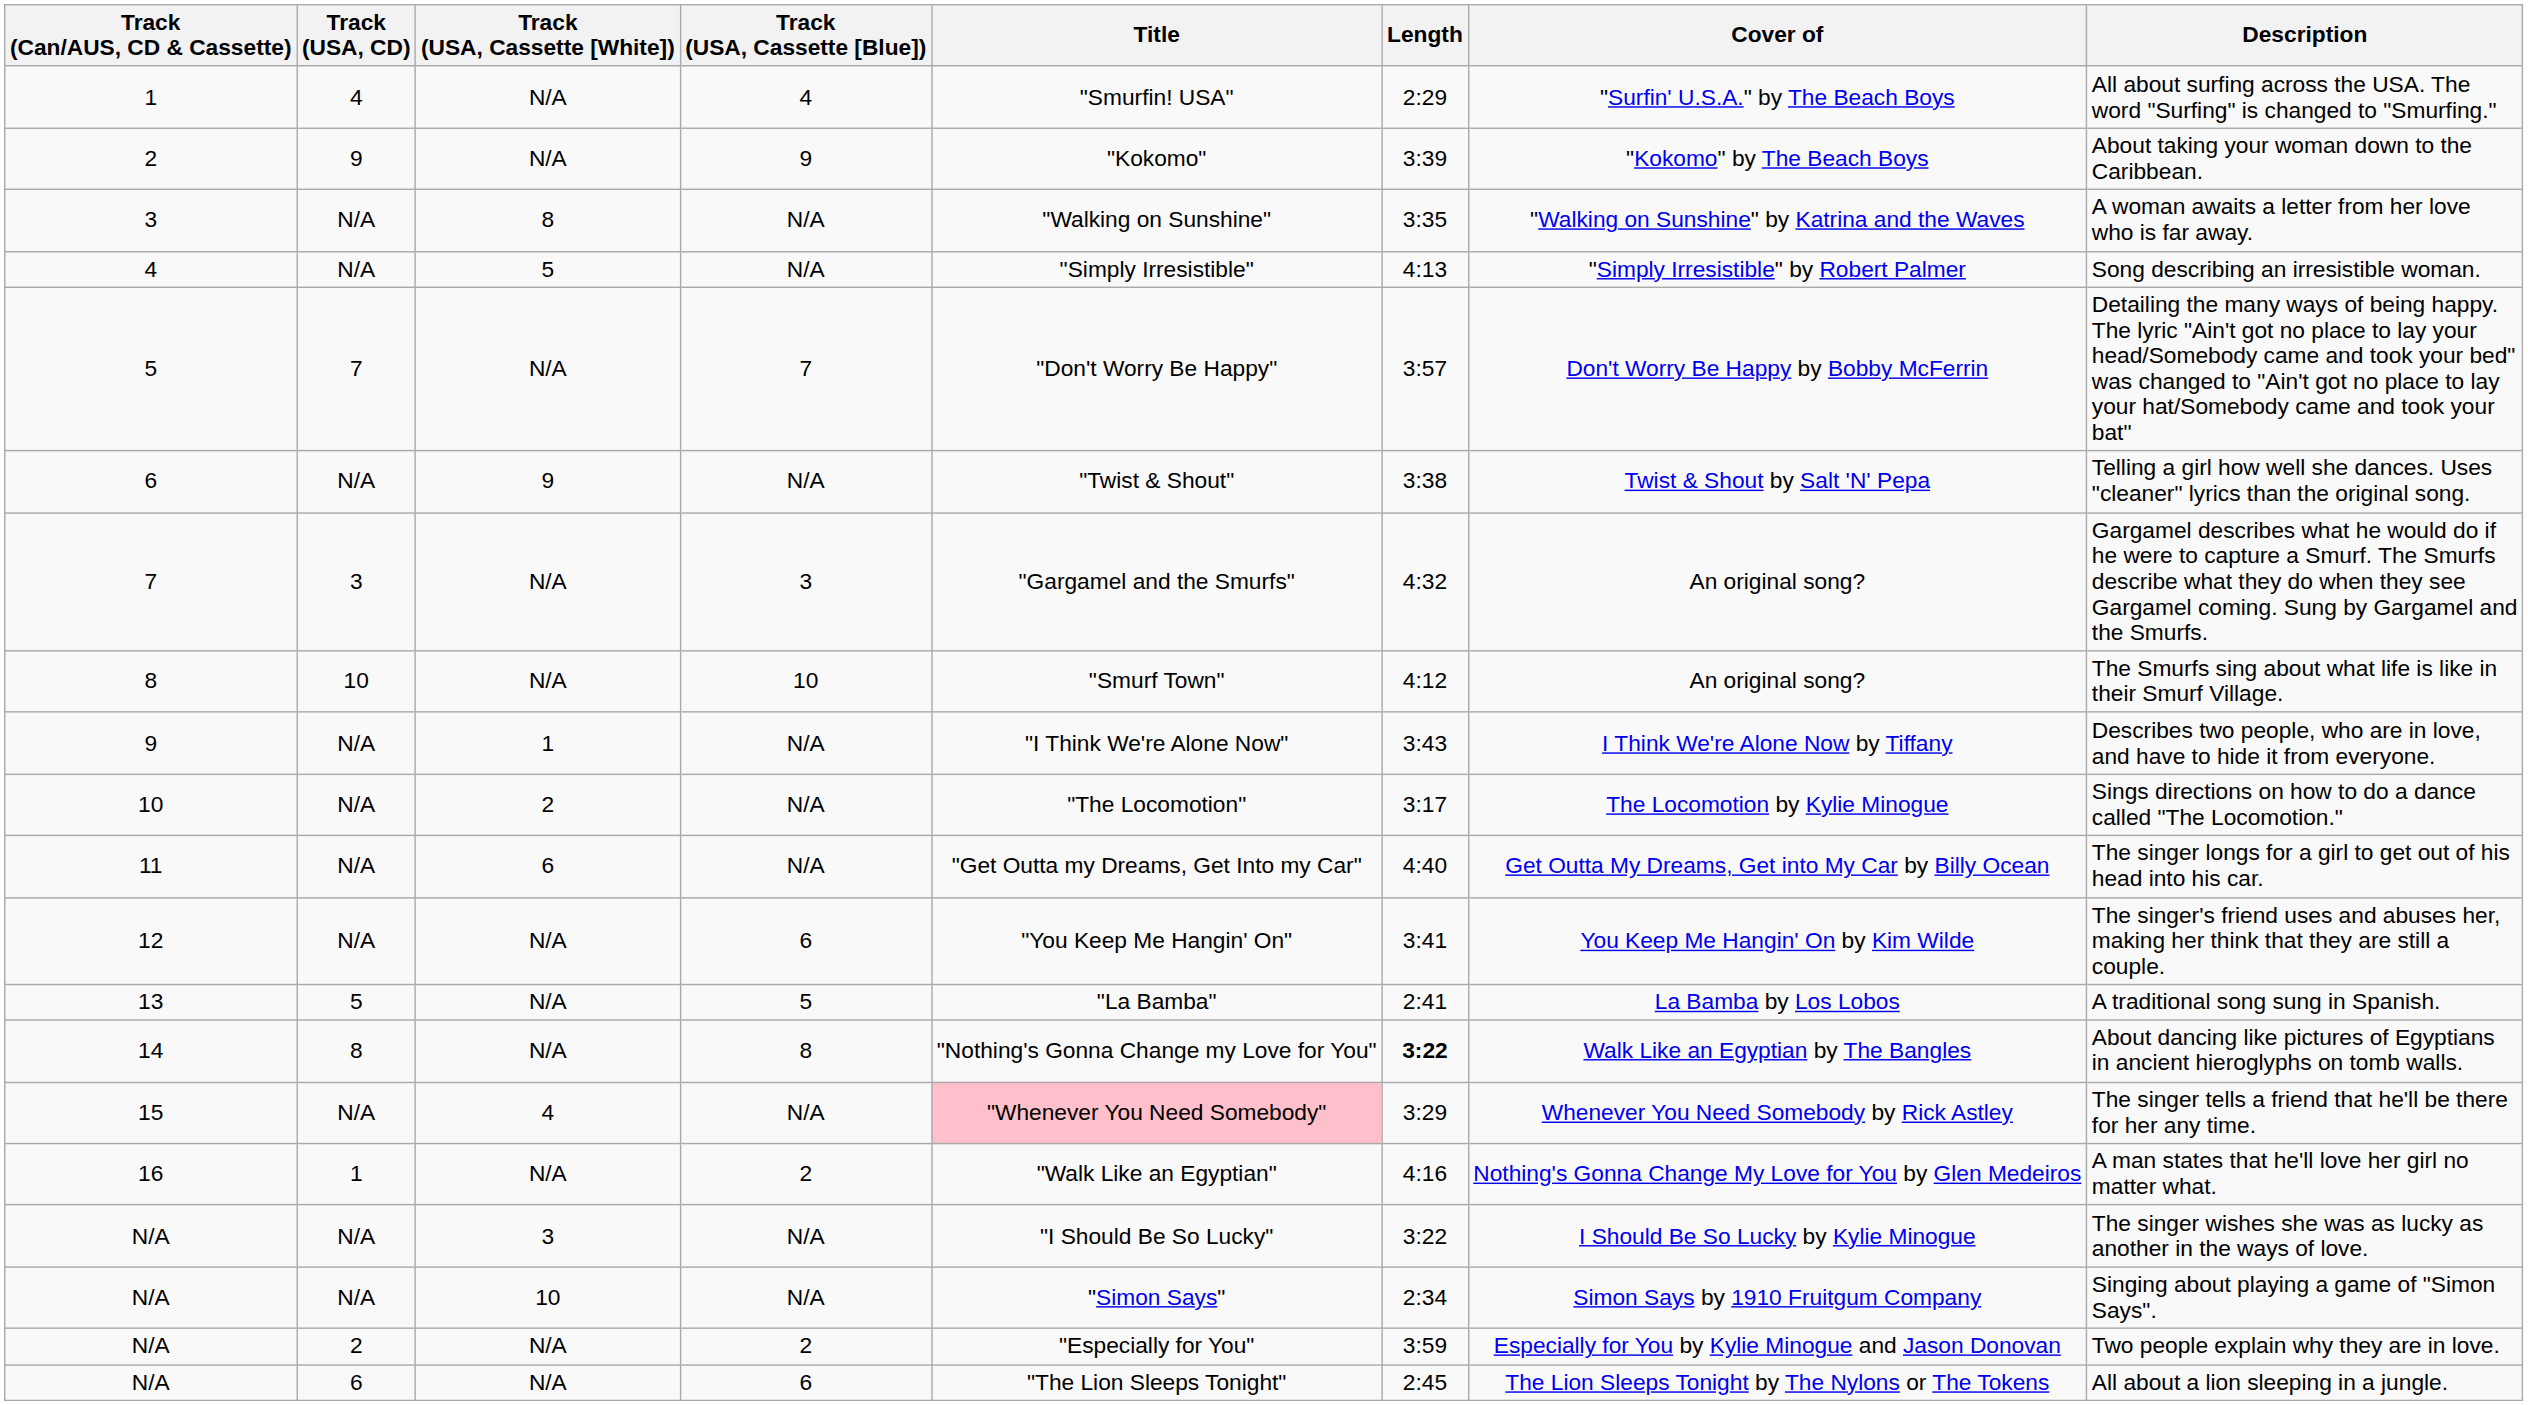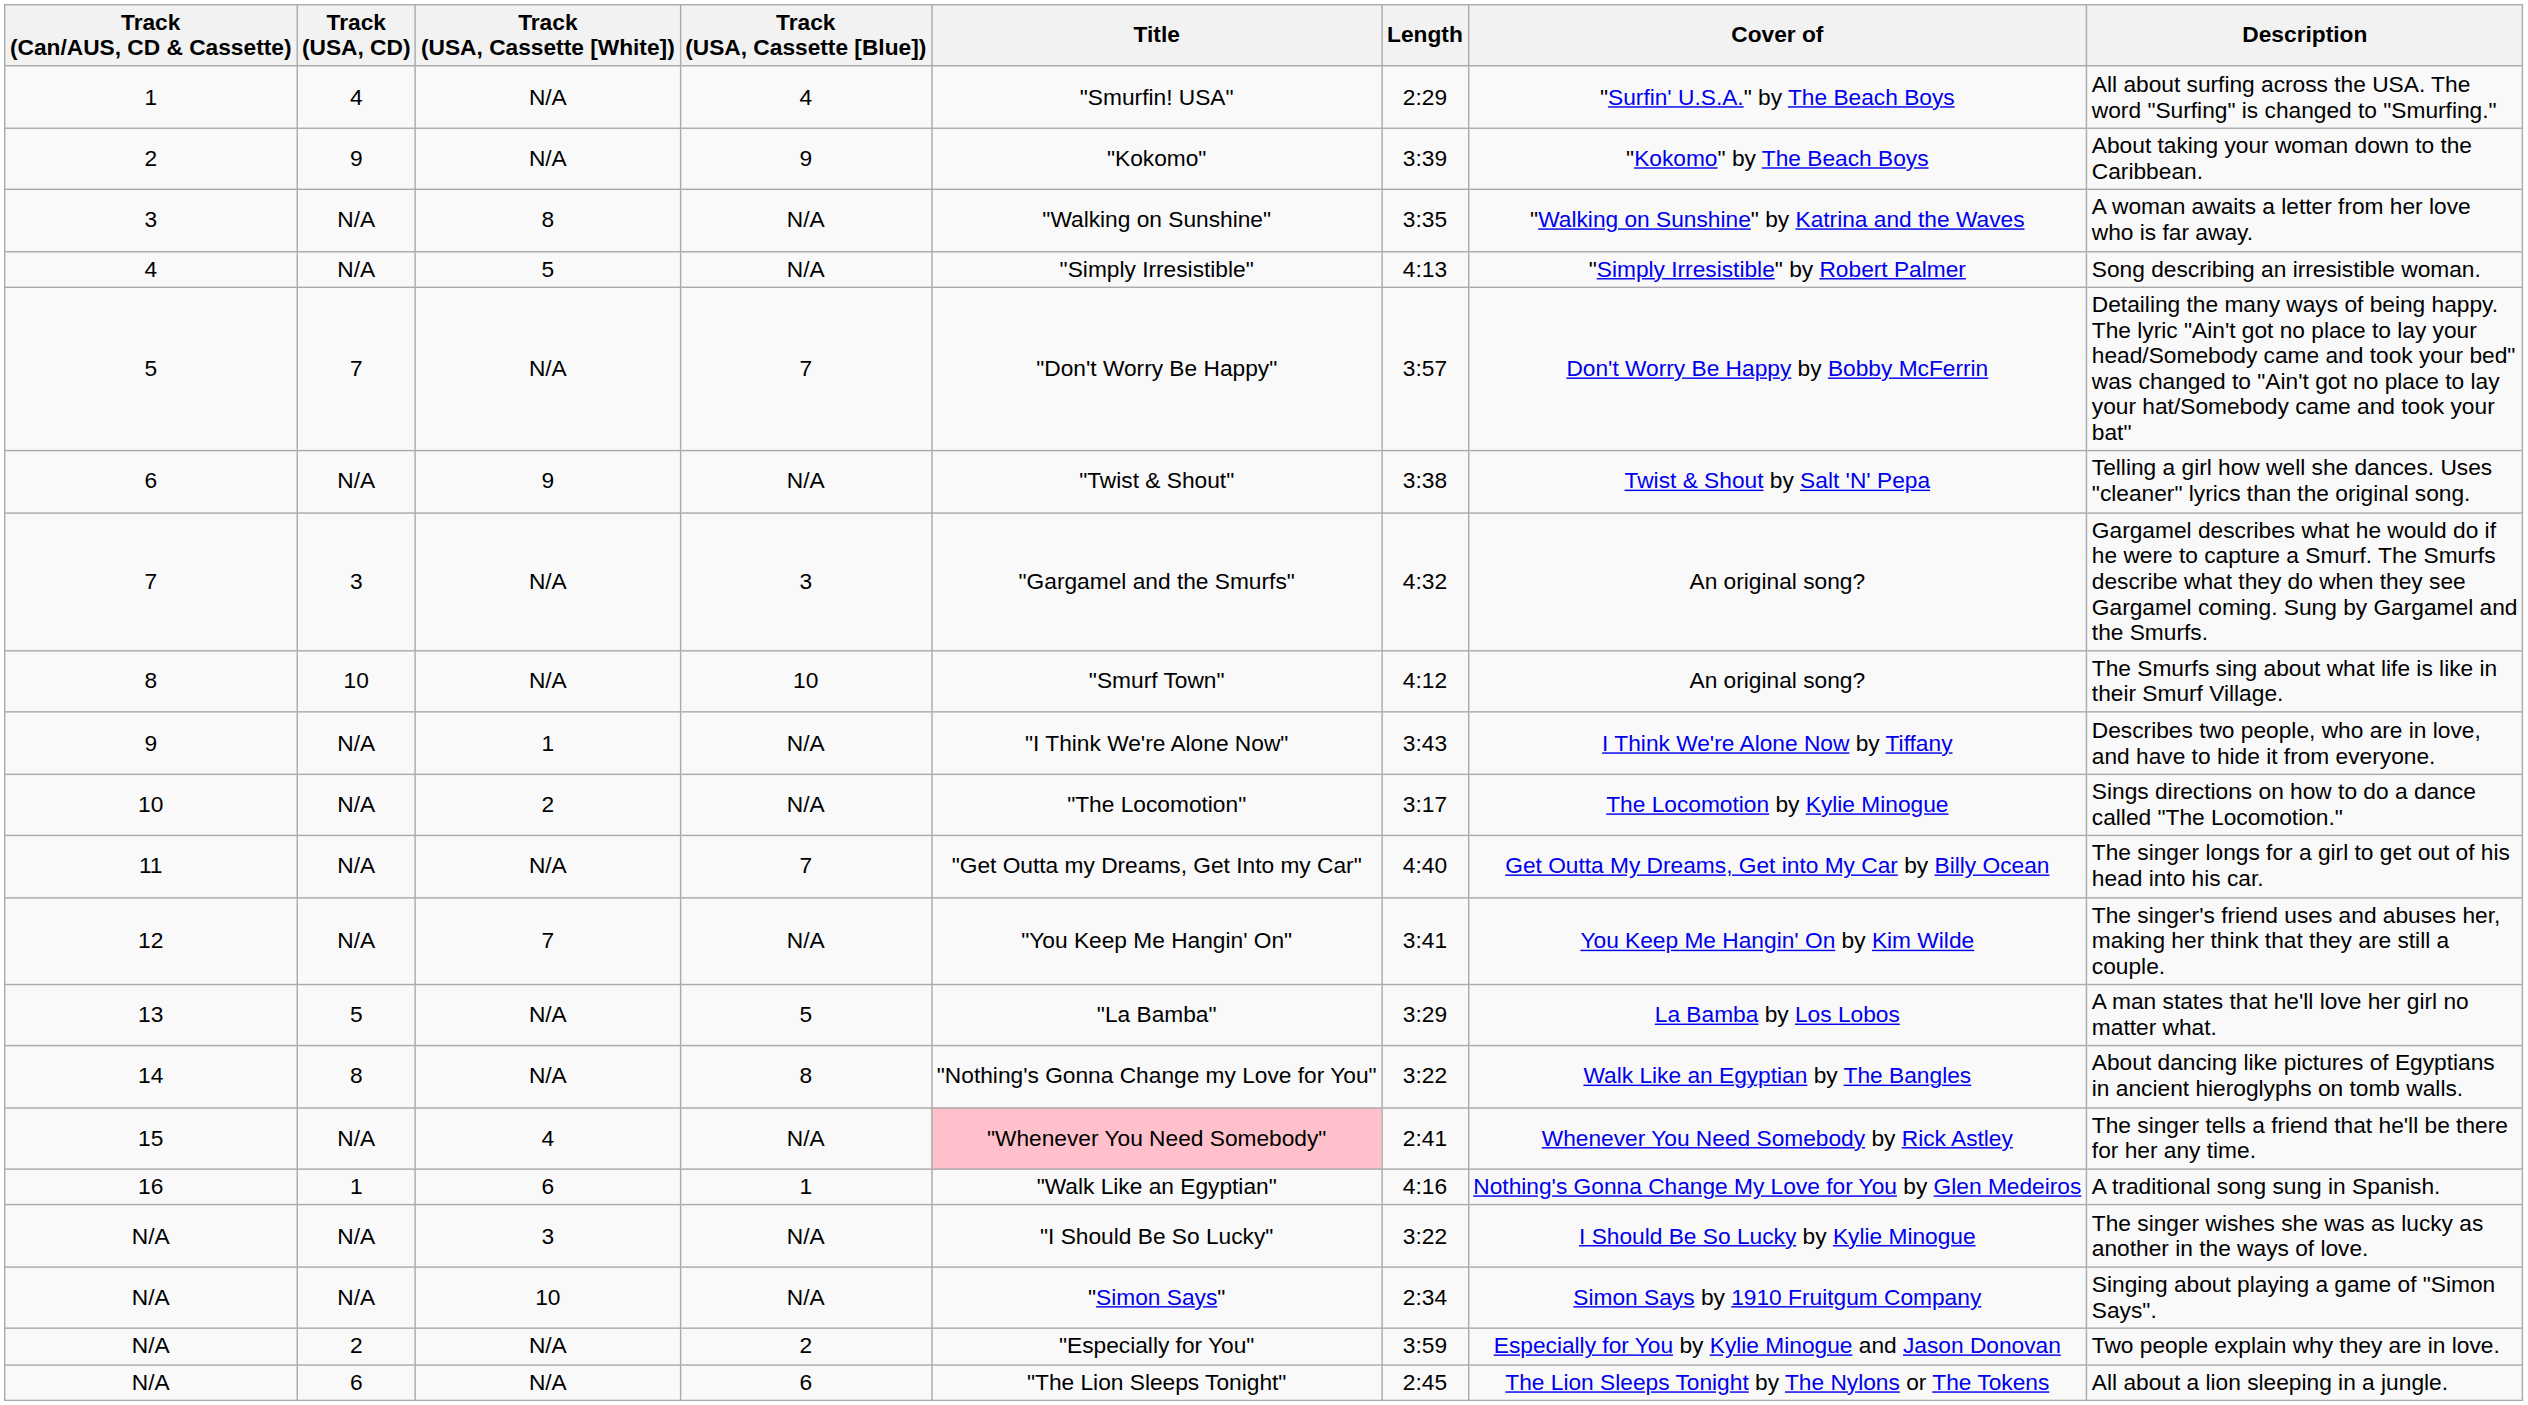(548, 866) 6 -> (548, 866) N/A
(806, 866) N/A -> (806, 866) 7
(548, 940) N/A -> (548, 940) 7
(806, 940) 6 -> (806, 940) N/A
(1425, 1002) 2:41 -> (1425, 1014) 3:29
(2266, 1002) A traditional song sung in Spanish. -> (2280, 1014) A man states that he'll love her girl no matter what.
(1425, 1050) bold -> (1425, 1076) normal
(1425, 1112) 3:29 -> (1425, 1138) 2:41
(548, 1174) N/A -> (548, 1186) 6
(806, 1174) 2 -> (806, 1186) 1
(2280, 1174) A man states that he'll love her girl no matter what. -> (2266, 1186) A traditional song sung in Spanish.
